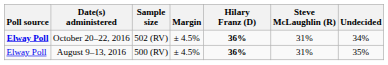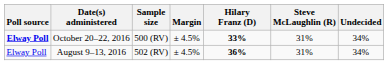(151, 38) 502 (RV) -> (151, 38) 500 (RV)
(237, 38) 36% -> (237, 38) 33%
(151, 53) 500 (RV) -> (151, 53) 502 (RV)
(361, 53) 35% -> (361, 53) 34%
